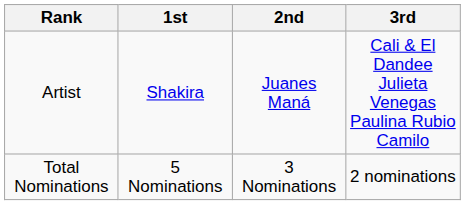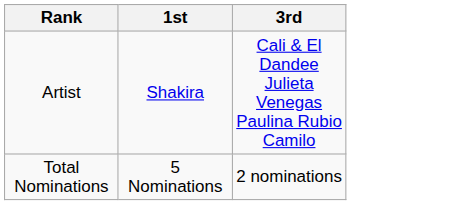- column: (289, 17)
